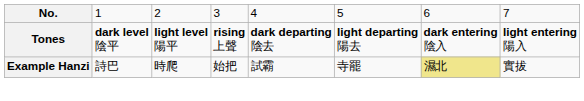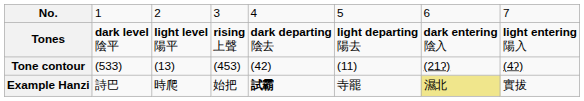+ row: (48, 66)
(262, 66) normal -> (262, 85) bold
